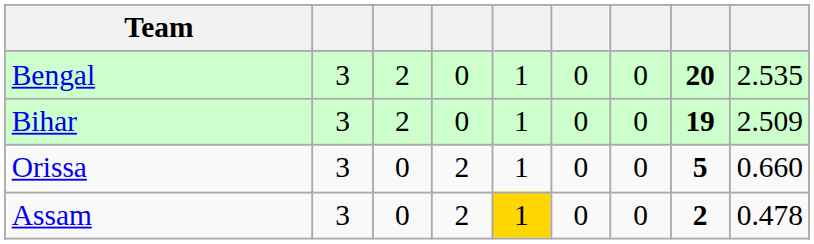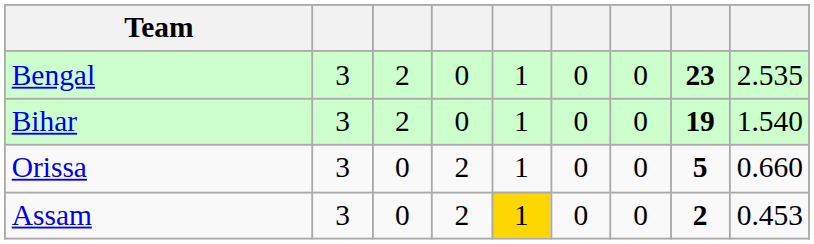(700, 74) 20 -> (700, 74) 23
(770, 121) 2.509 -> (770, 121) 1.540
(770, 214) 0.478 -> (770, 214) 0.453
